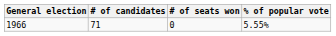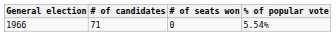(256, 25) 5.55% -> (256, 25) 5.54%
